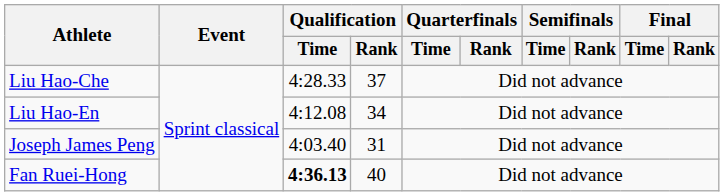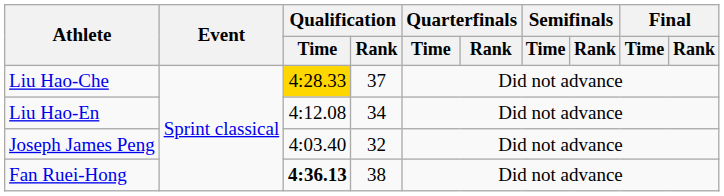(317, 81) no background -> (317, 81) gold background
(376, 144) 31 -> (376, 144) 32
(376, 175) 40 -> (376, 175) 38
